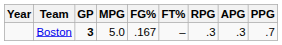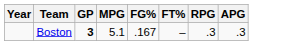- column: (263, 14)
(117, 32) 5.0 -> (117, 32) 5.1
